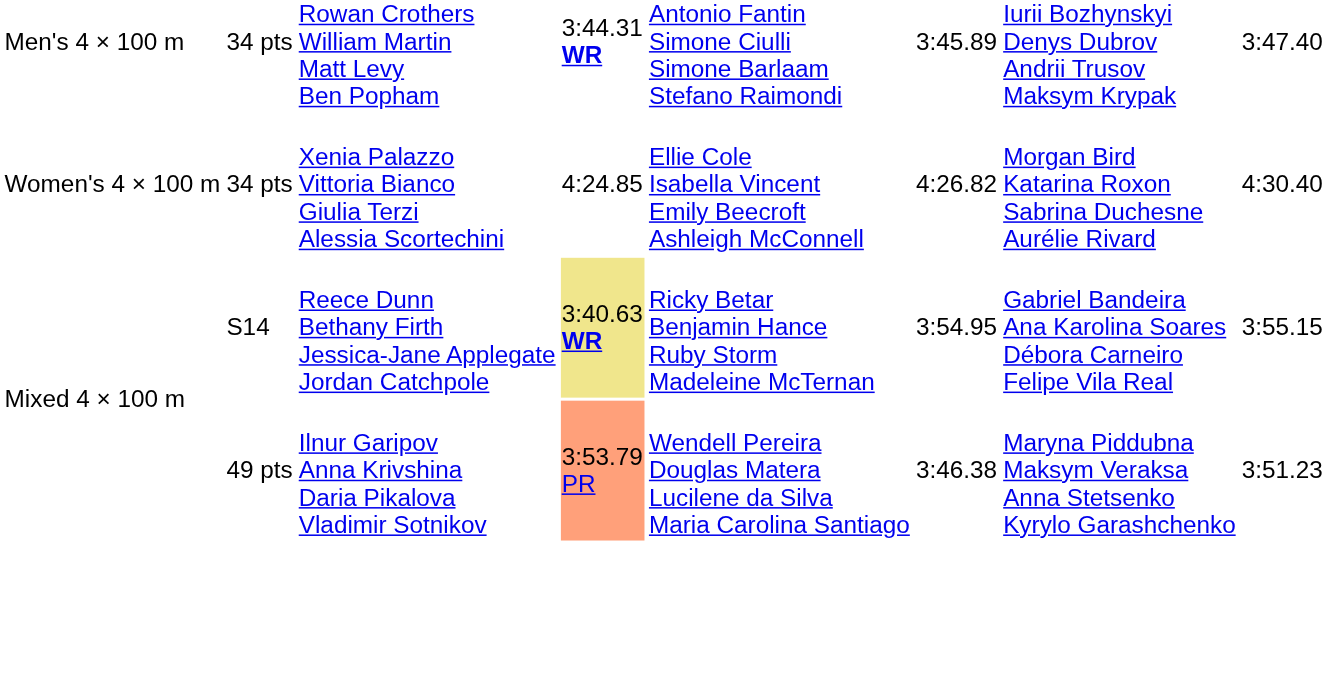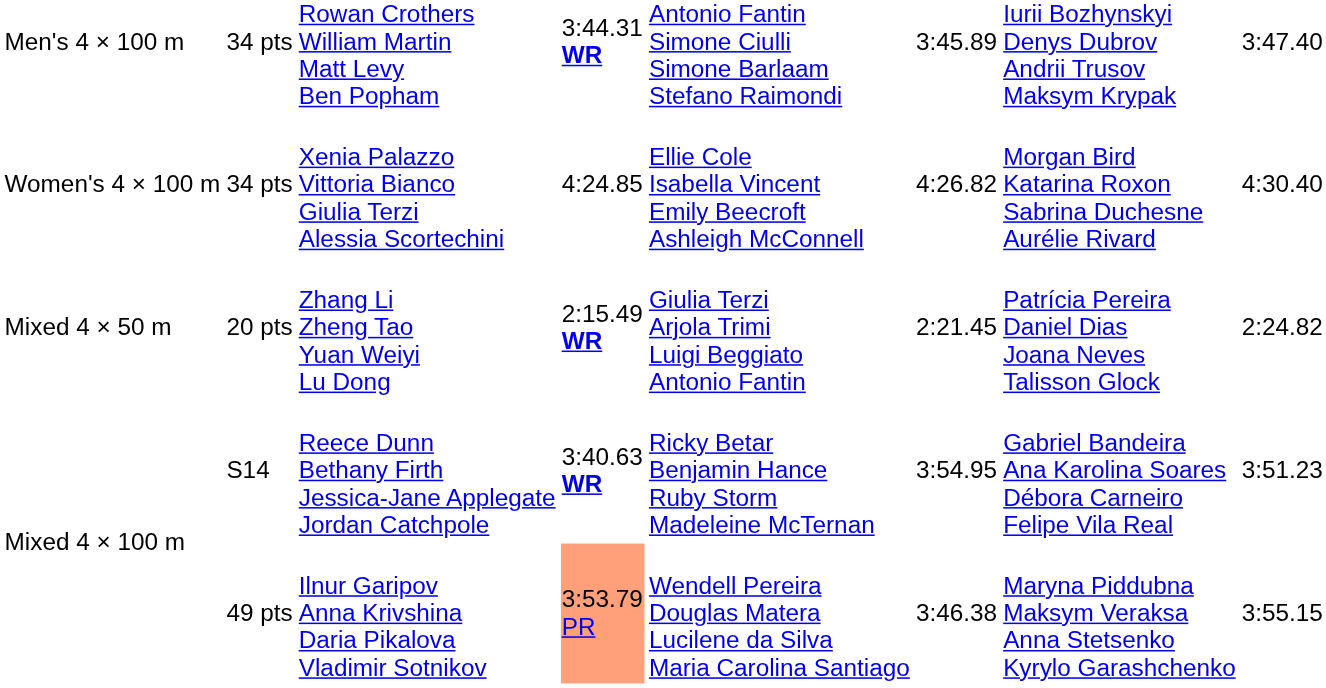+ row: (260, 327)
(602, 327) khaki background -> (602, 470) no background
(1282, 327) 3:55.15 -> (1282, 470) 3:51.23
(1282, 470) 3:51.23 -> (1282, 613) 3:55.15
